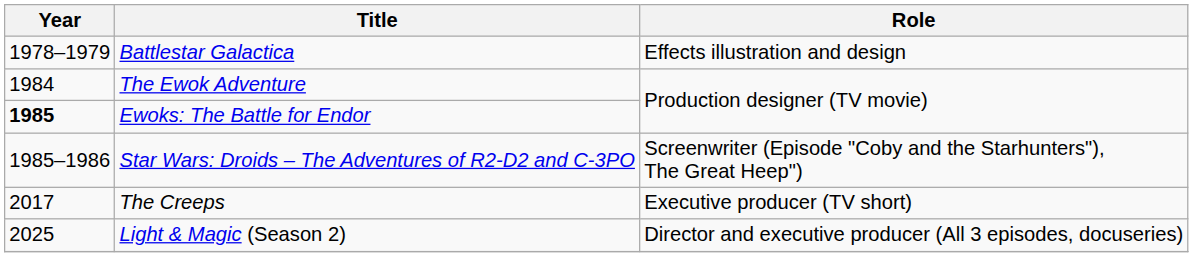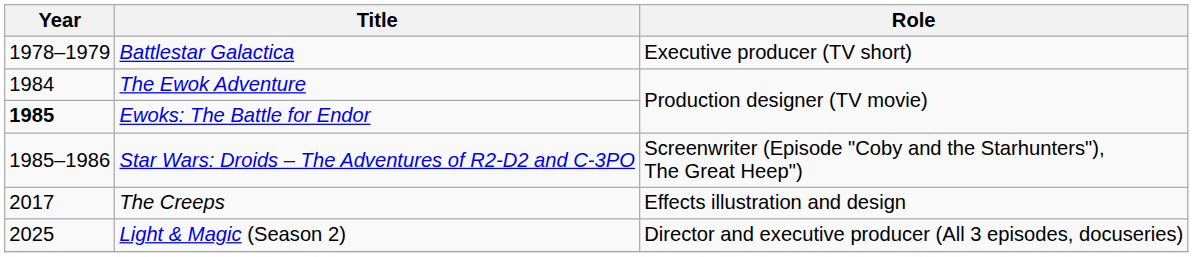(775, 52) Effects illustration and design -> (778, 52) Executive producer (TV short)
(778, 203) Executive producer (TV short) -> (775, 203) Effects illustration and design
